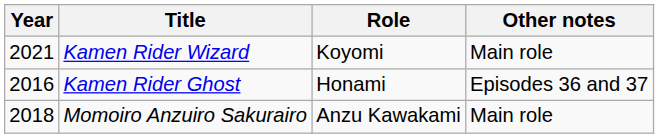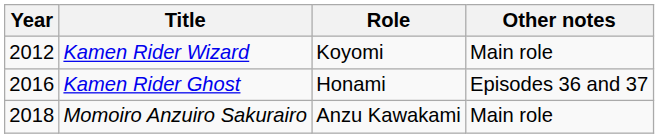(32, 52) 2021 -> (32, 52) 2012
